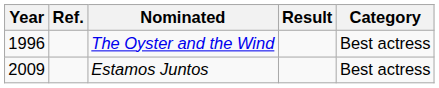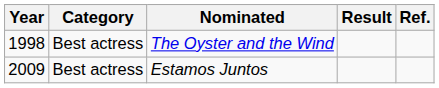columns swapped: (385, 17) <-> (68, 17)
(27, 43) 1996 -> (27, 43) 1998
